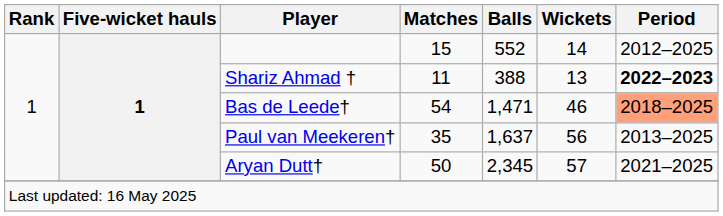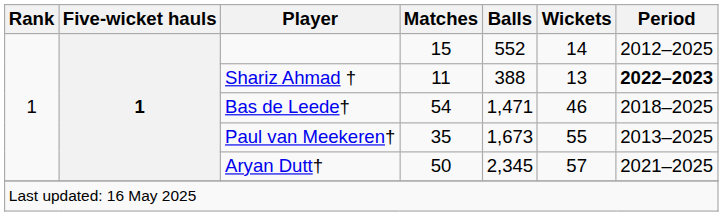(667, 107) lightsalmon background -> (667, 107) no background
(510, 136) 1,637 -> (510, 136) 1,673
(577, 136) 56 -> (577, 136) 55
